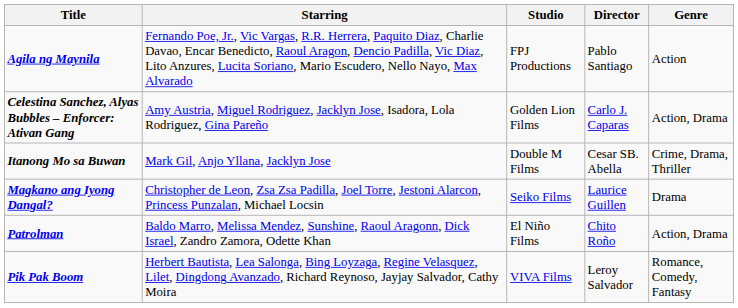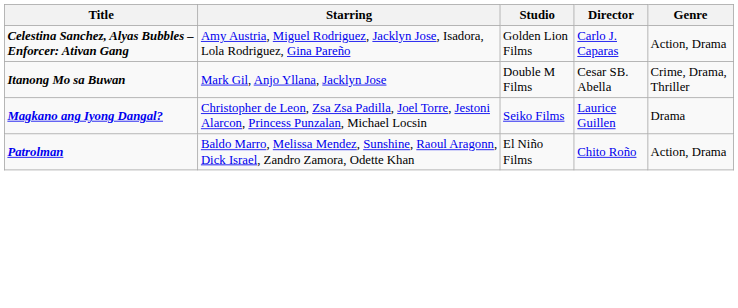- row: (53, 58)
- row: (45, 277)
